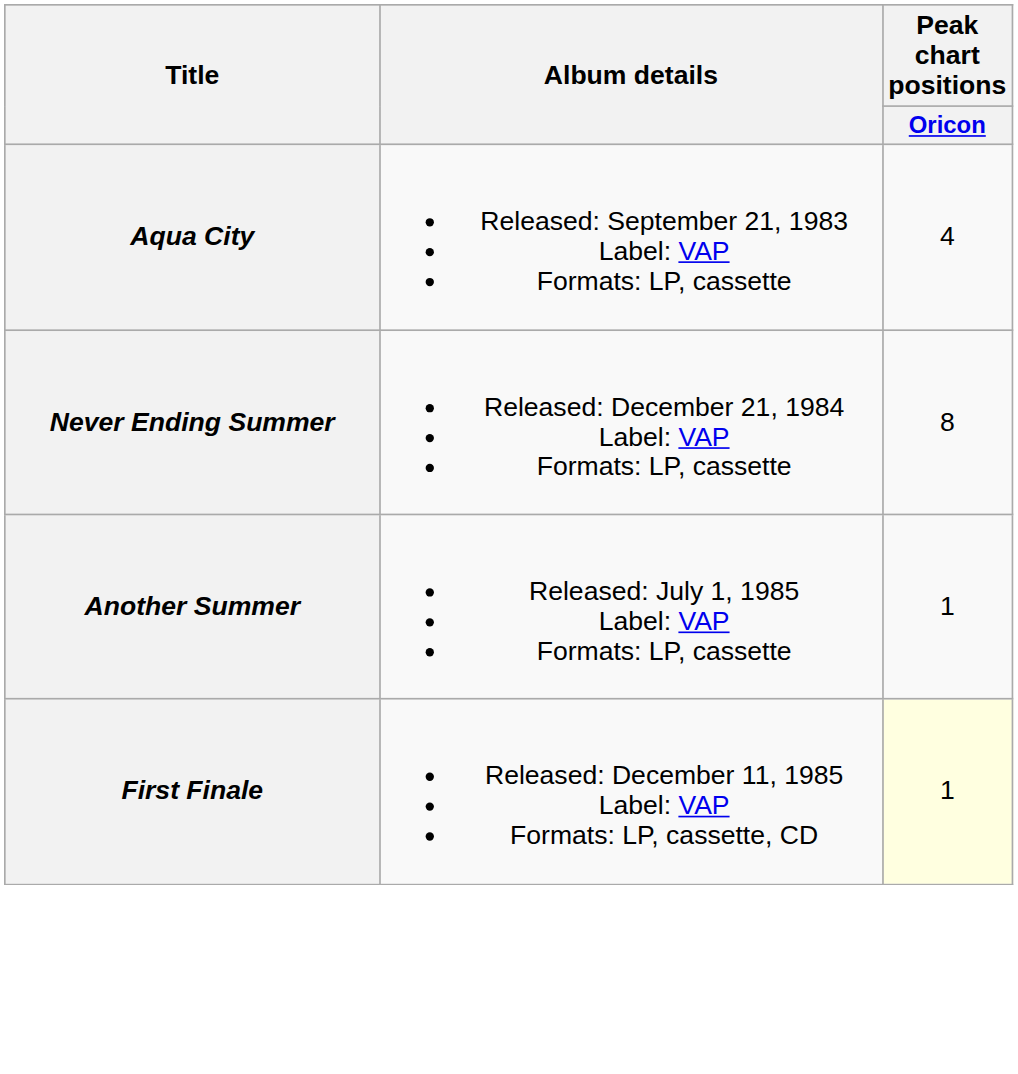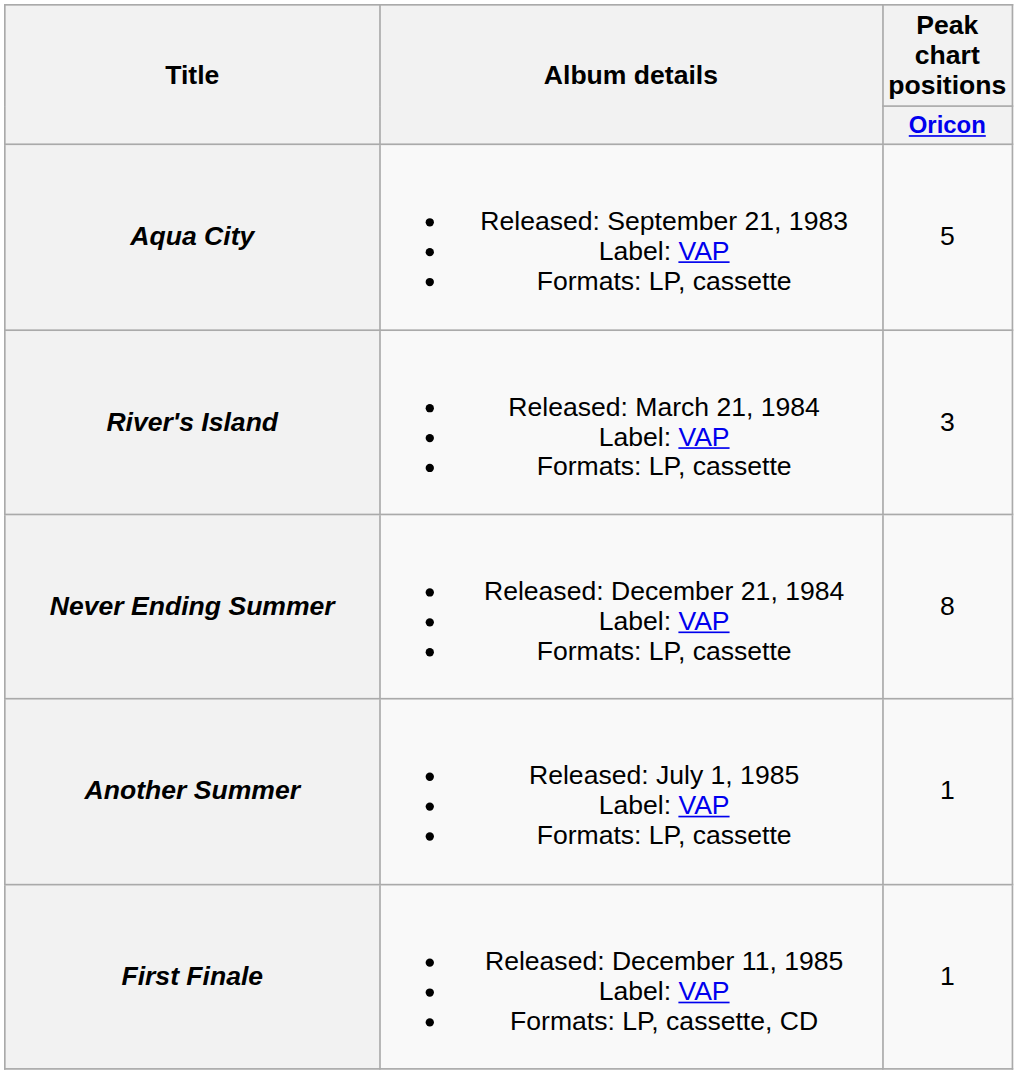(947, 236) 4 -> (947, 236) 5
+ row: (192, 421)
(947, 791) lightyellow background -> (947, 976) no background
